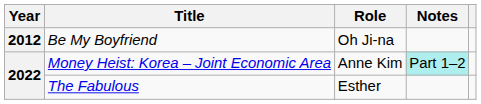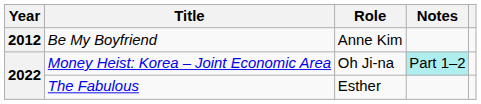(366, 39) Oh Ji-na -> (370, 39) Anne Kim
(370, 63) Anne Kim -> (366, 63) Oh Ji-na
